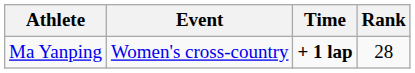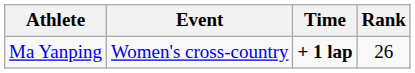(384, 51) 28 -> (384, 51) 26
